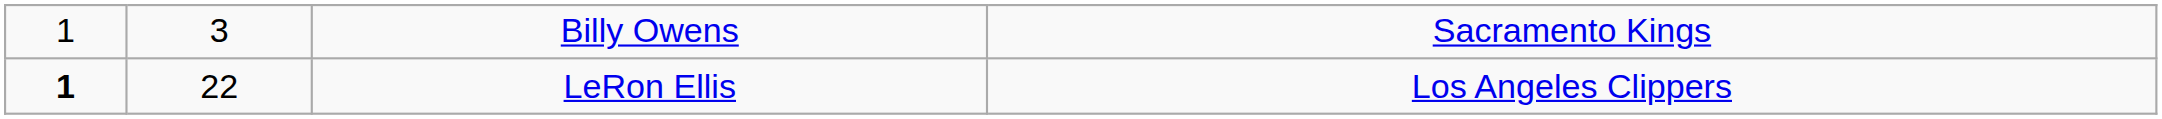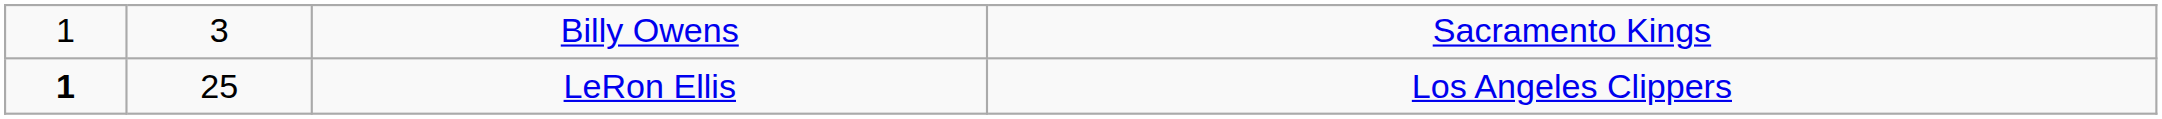(219, 85) 22 -> (219, 85) 25
